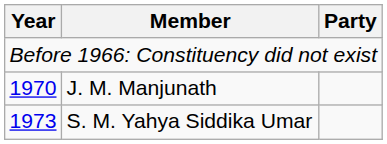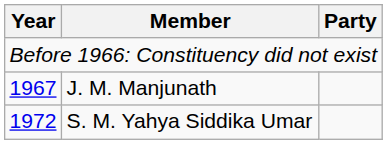(33, 88) 1970 -> (33, 88) 1967
(33, 121) 1973 -> (33, 121) 1972
